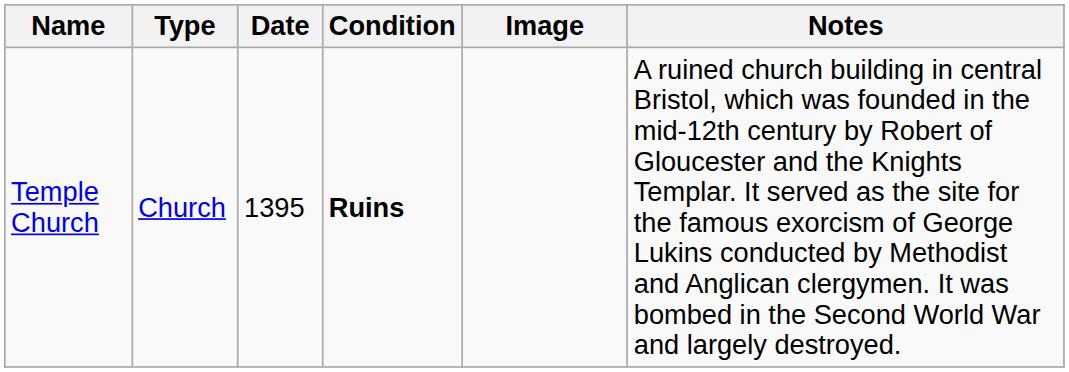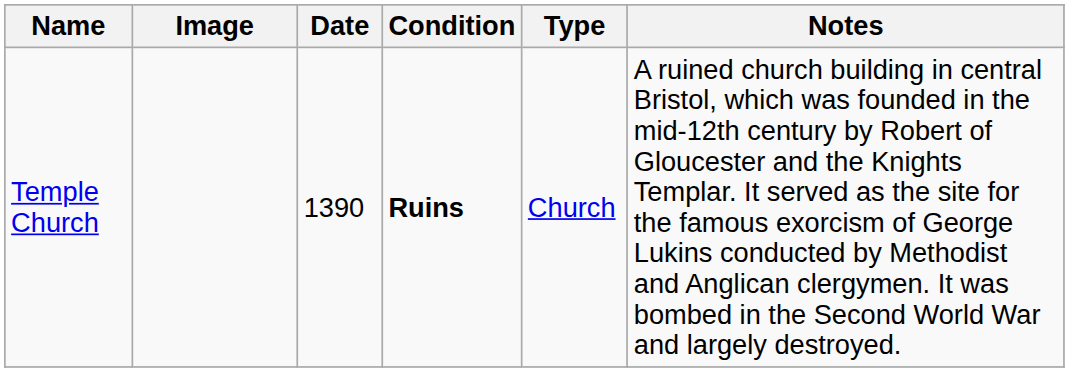columns swapped: (185, 26) <-> (545, 26)
(274, 206) 1395 -> (334, 206) 1390
